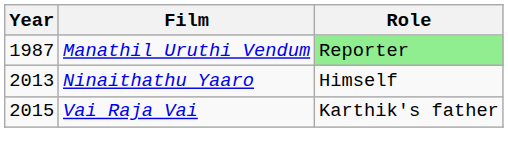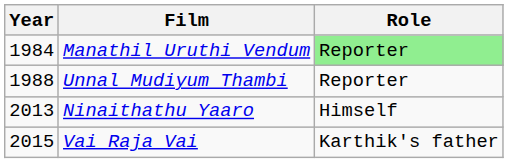(32, 50) 1987 -> (32, 50) 1984
+ row: (175, 81)
